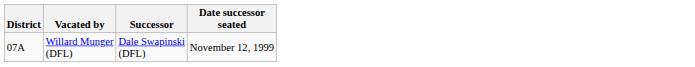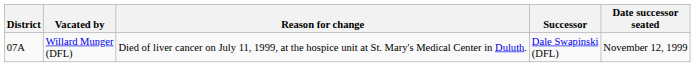+ column: (323, 24)
